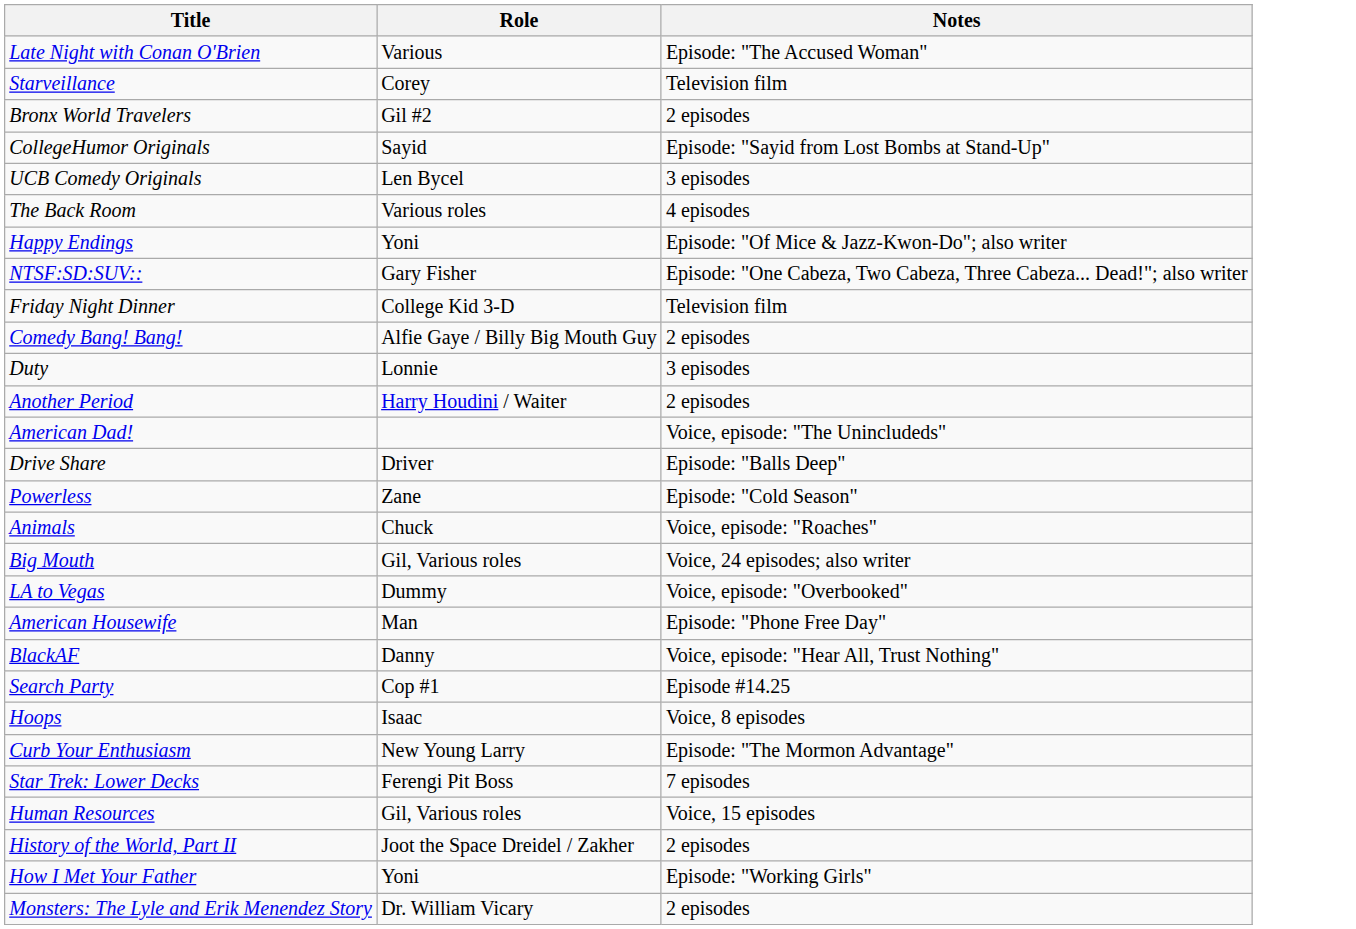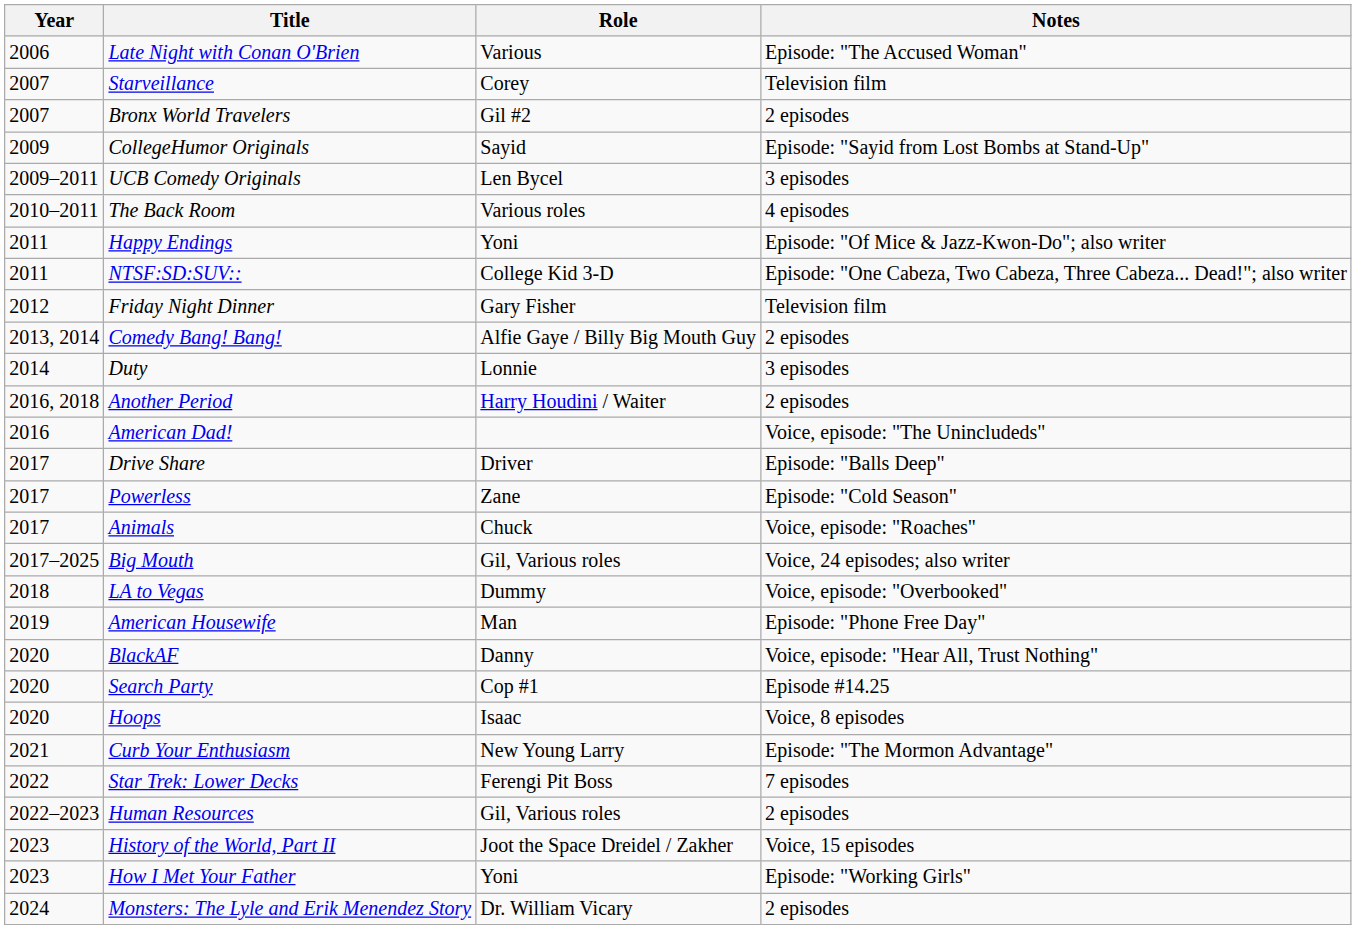+ column: (54, 20)
(429, 274) Gary Fisher -> (547, 274) College Kid 3-D
(448, 305) College Kid 3-D -> (528, 305) Gary Fisher
(740, 813) Voice, 15 episodes -> (807, 813) 2 episodes
(708, 845) 2 episodes -> (840, 845) Voice, 15 episodes
